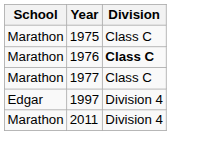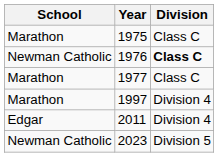(36, 57) Marathon -> (60, 57) Newman Catholic
(25, 99) Edgar -> (36, 99) Marathon
(36, 120) Marathon -> (25, 120) Edgar
+ row: (132, 141)
